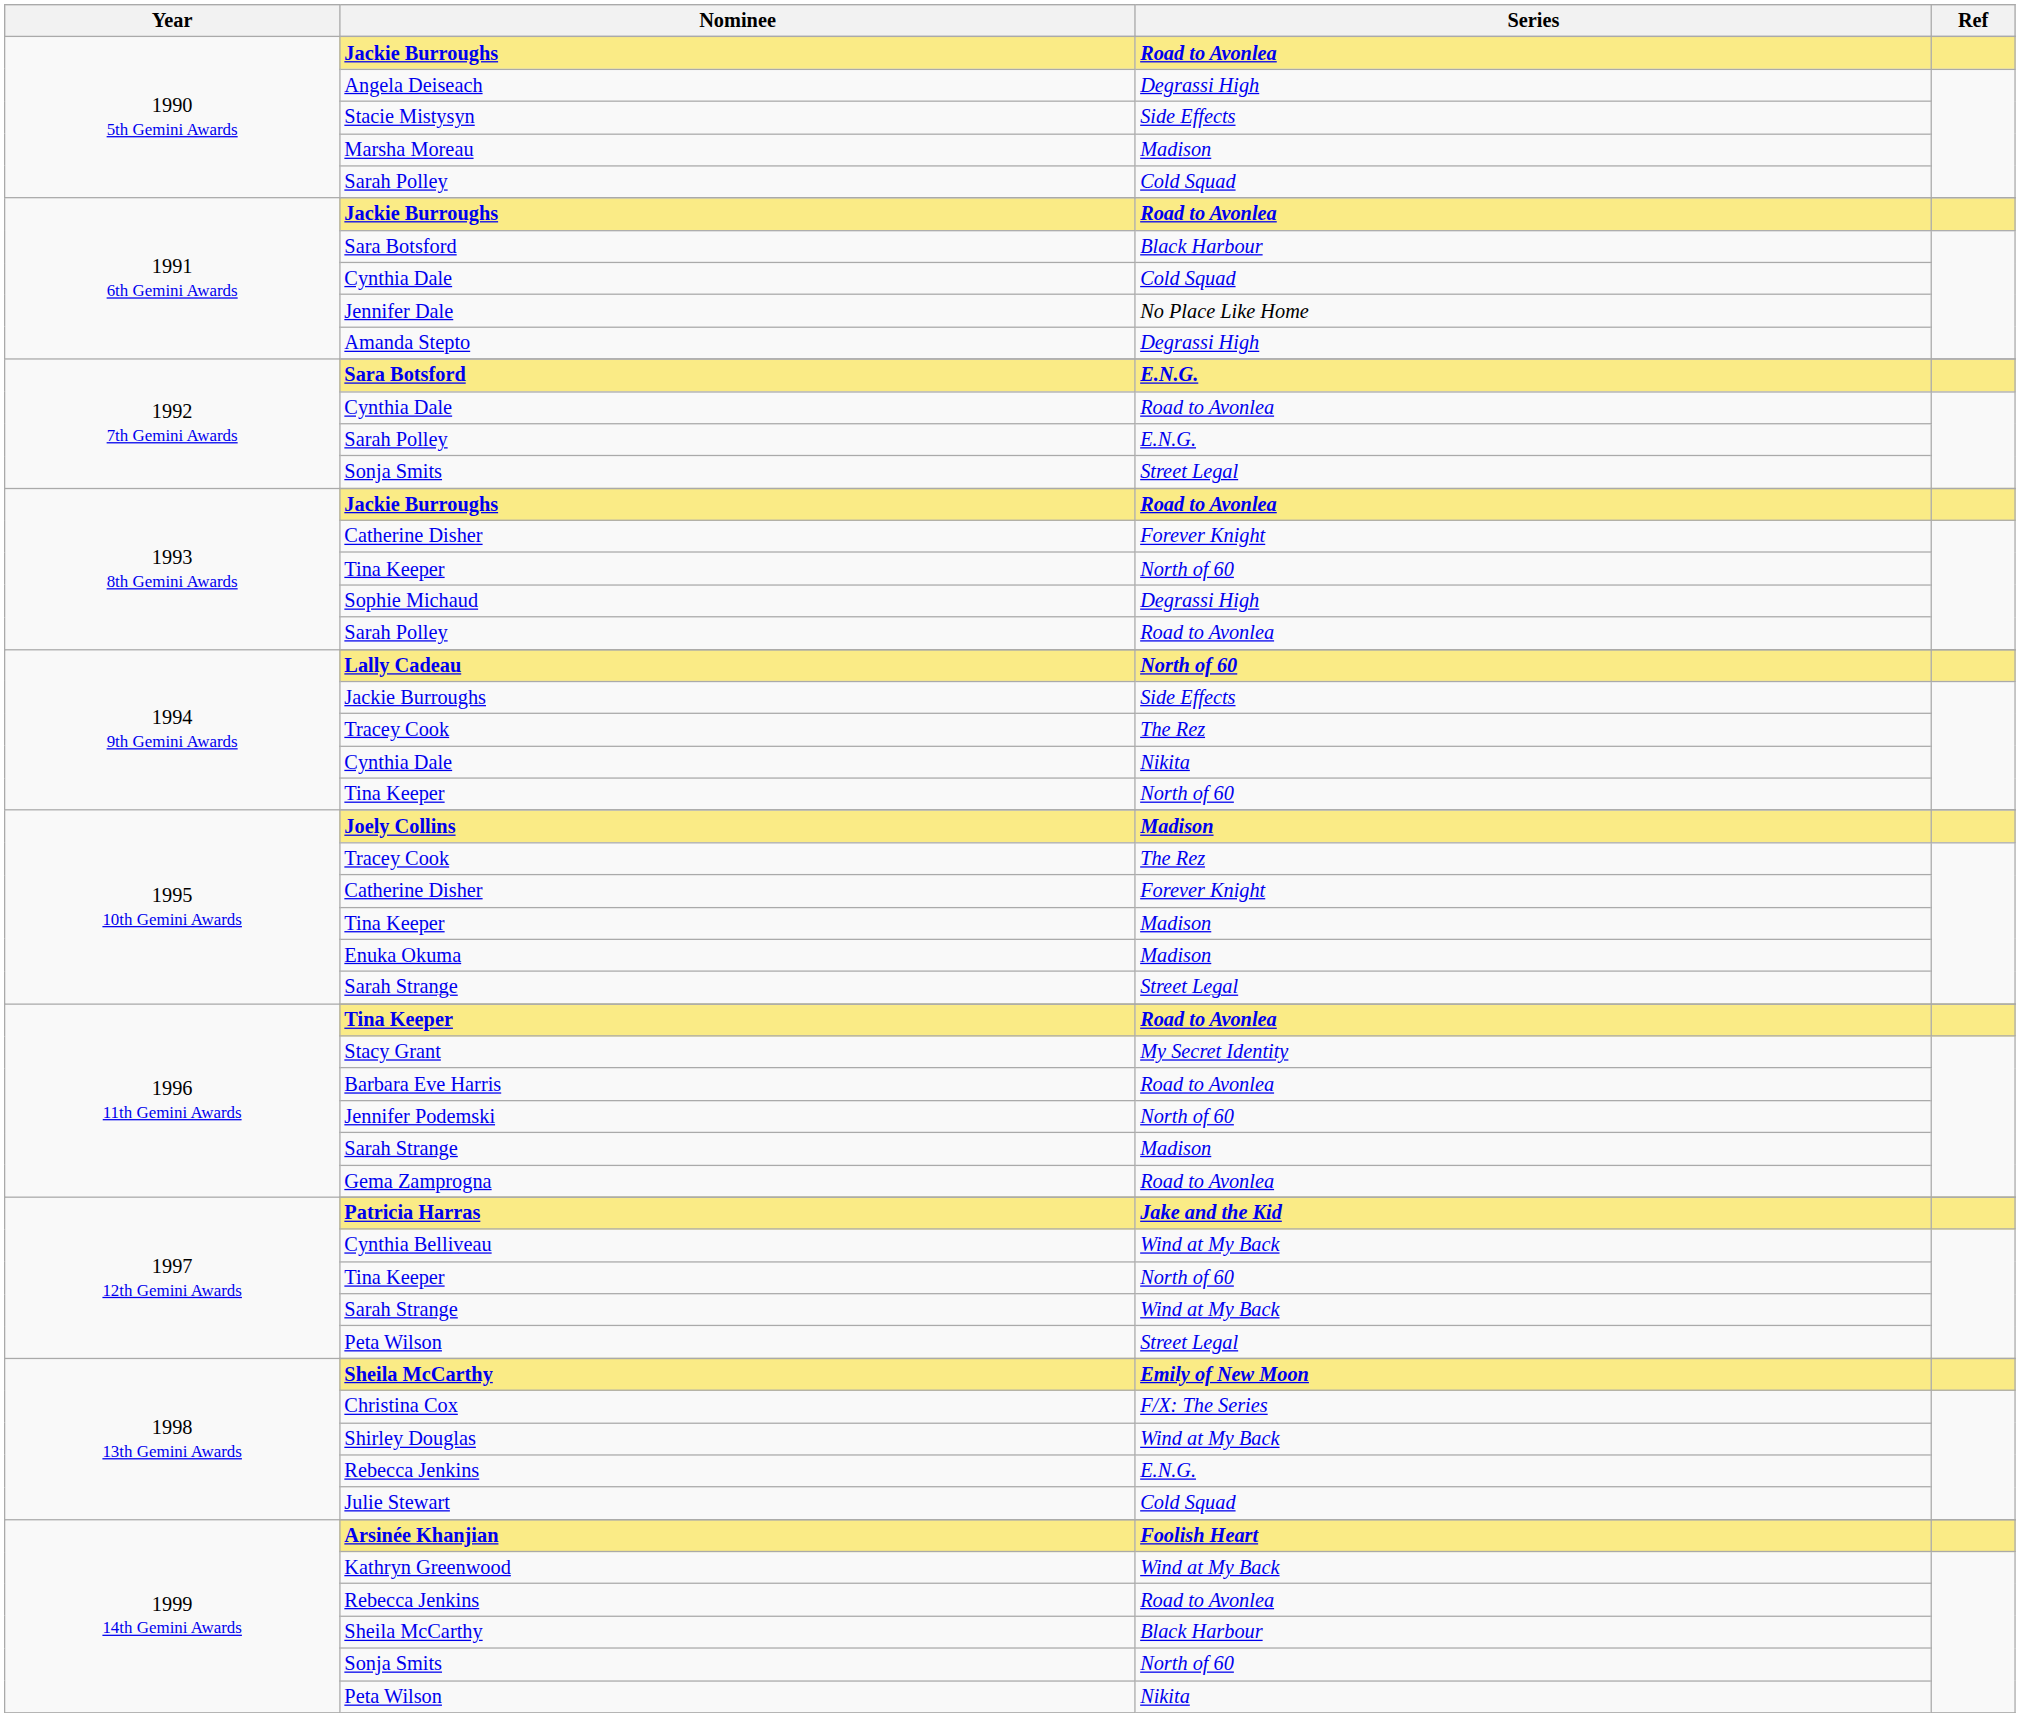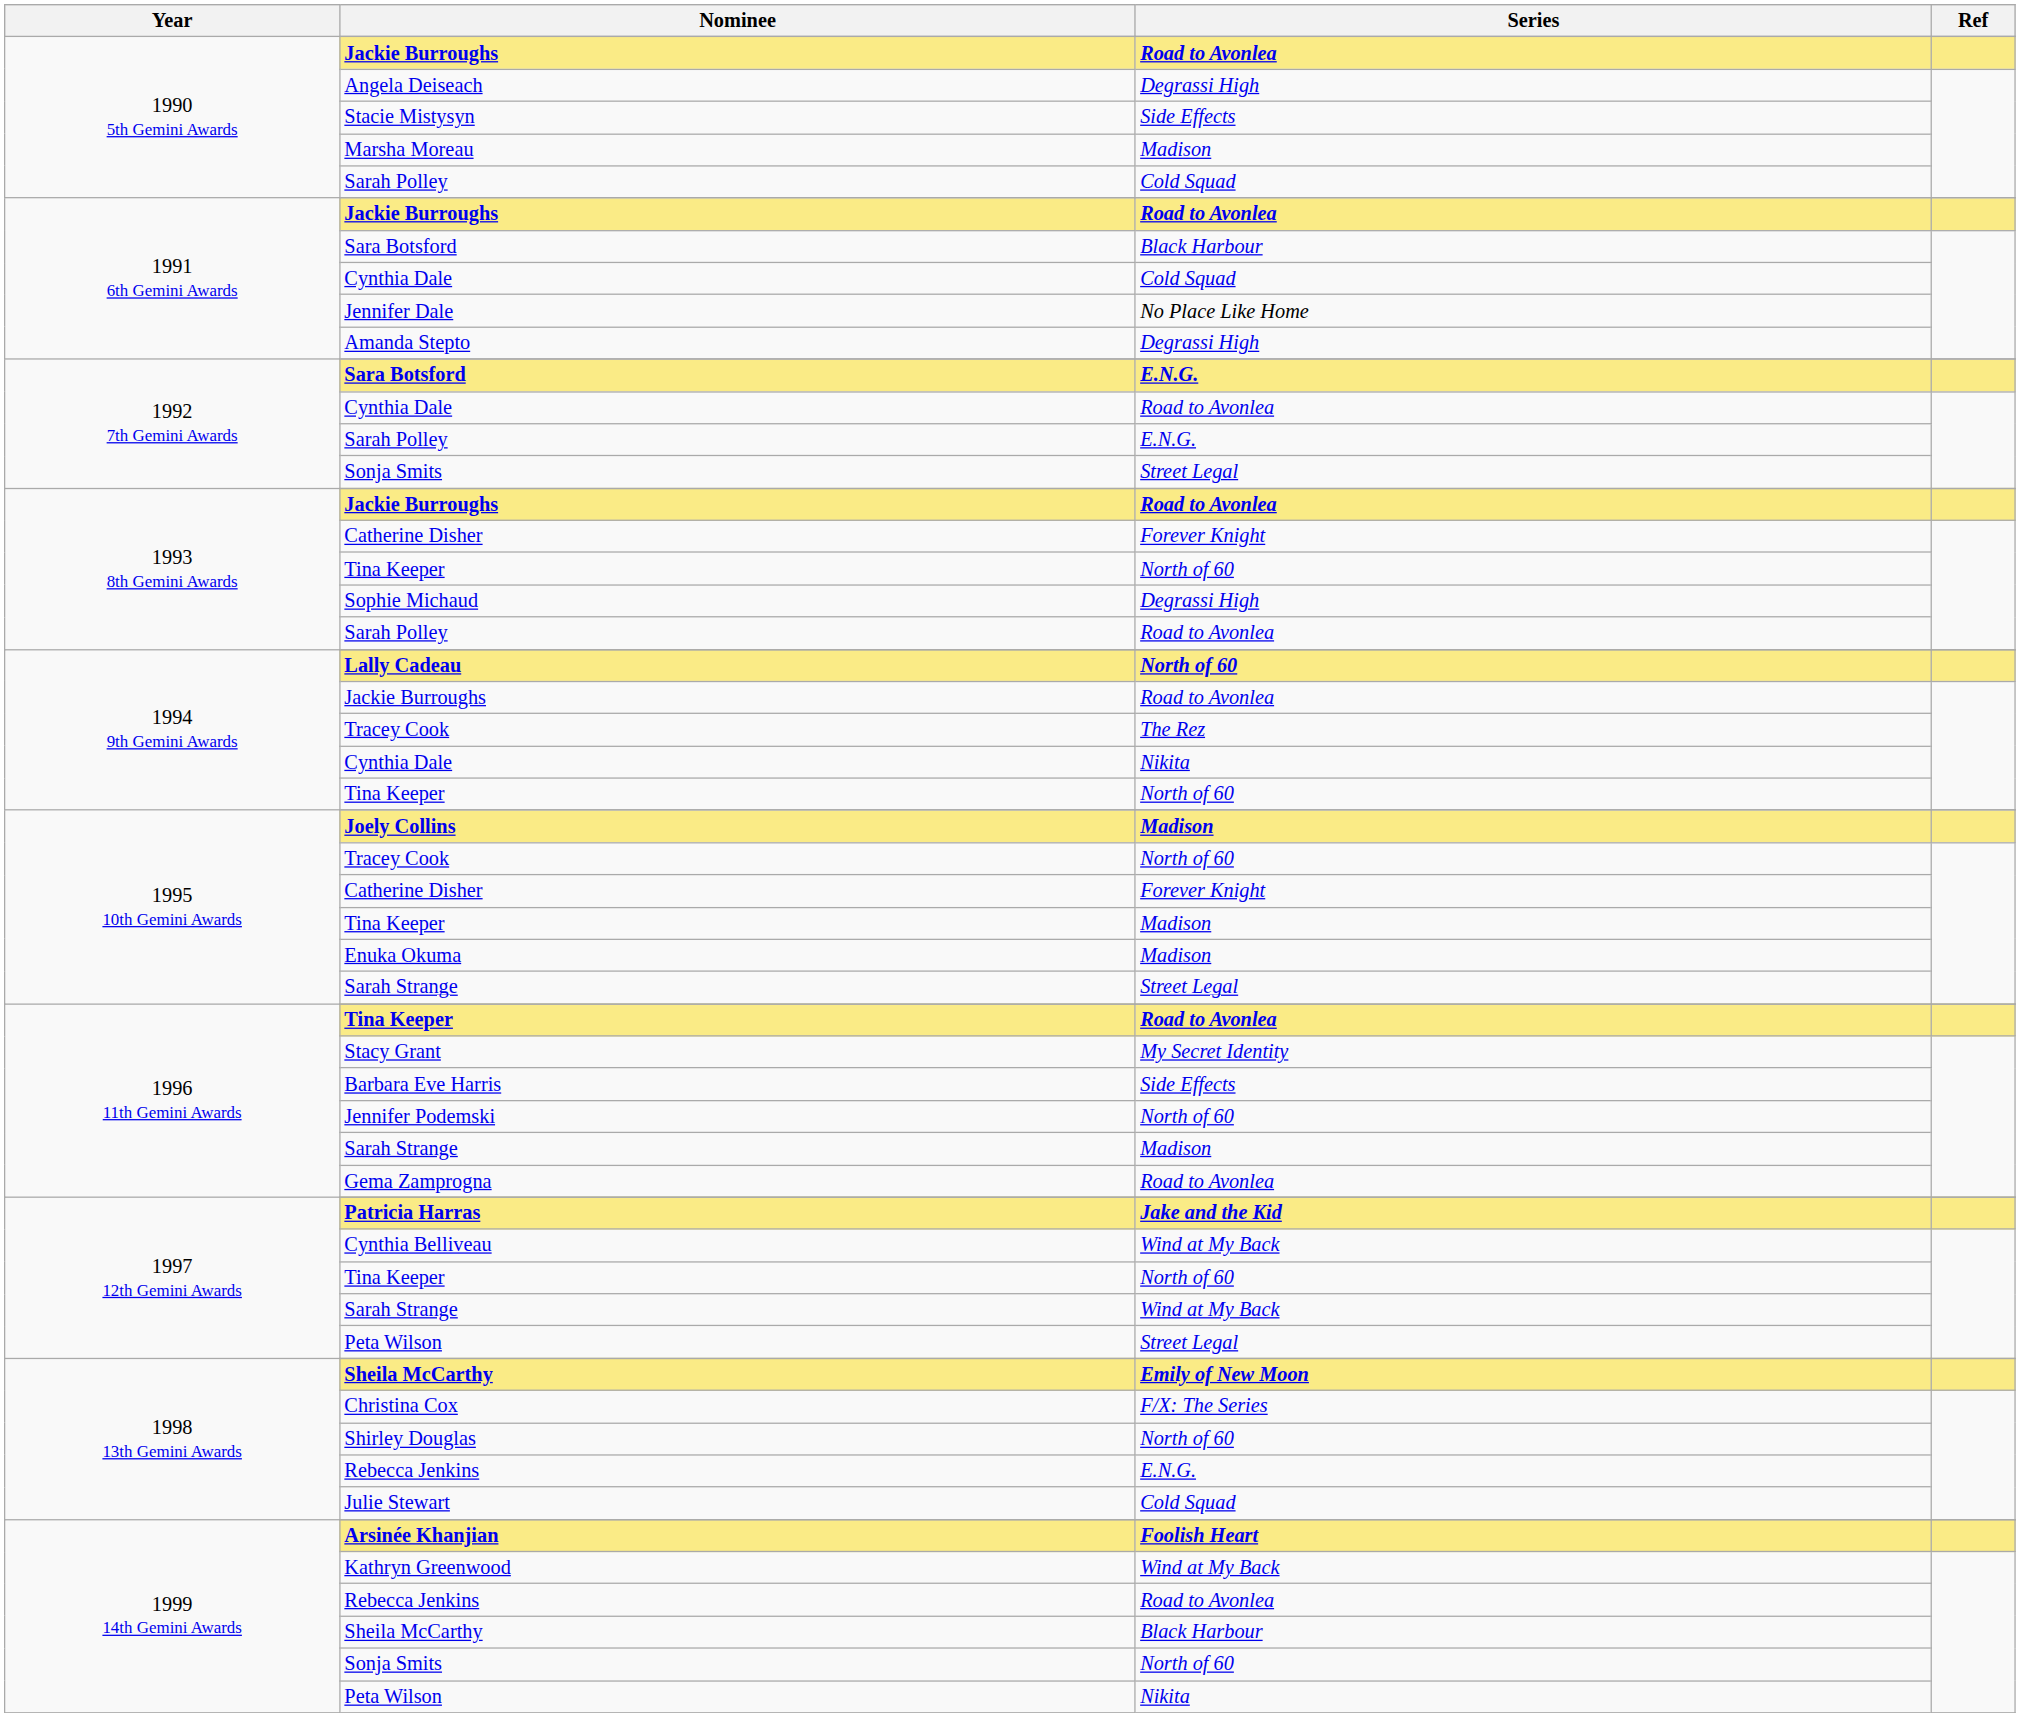(1188, 697) Side Effects -> (1207, 697) Road to Avonlea
(1173, 858) The Rez -> (1187, 858) North of 60
(1207, 1084) Road to Avonlea -> (1188, 1084) Side Effects
(1210, 1438) Wind at My Back -> (1187, 1438) North of 60
